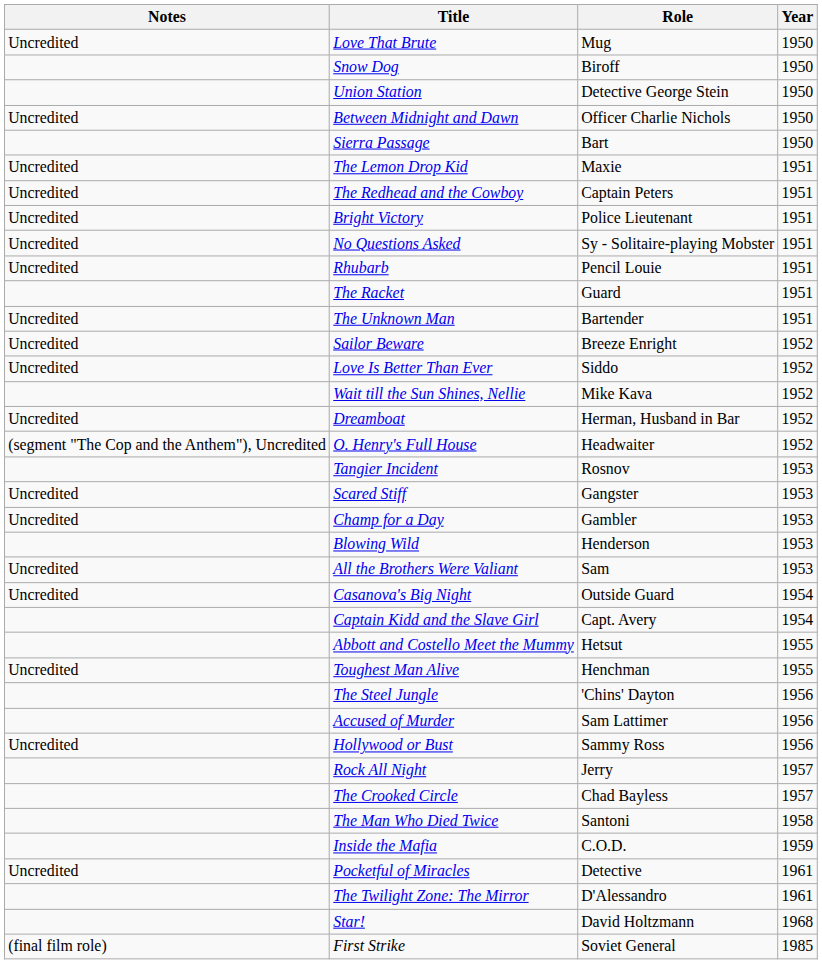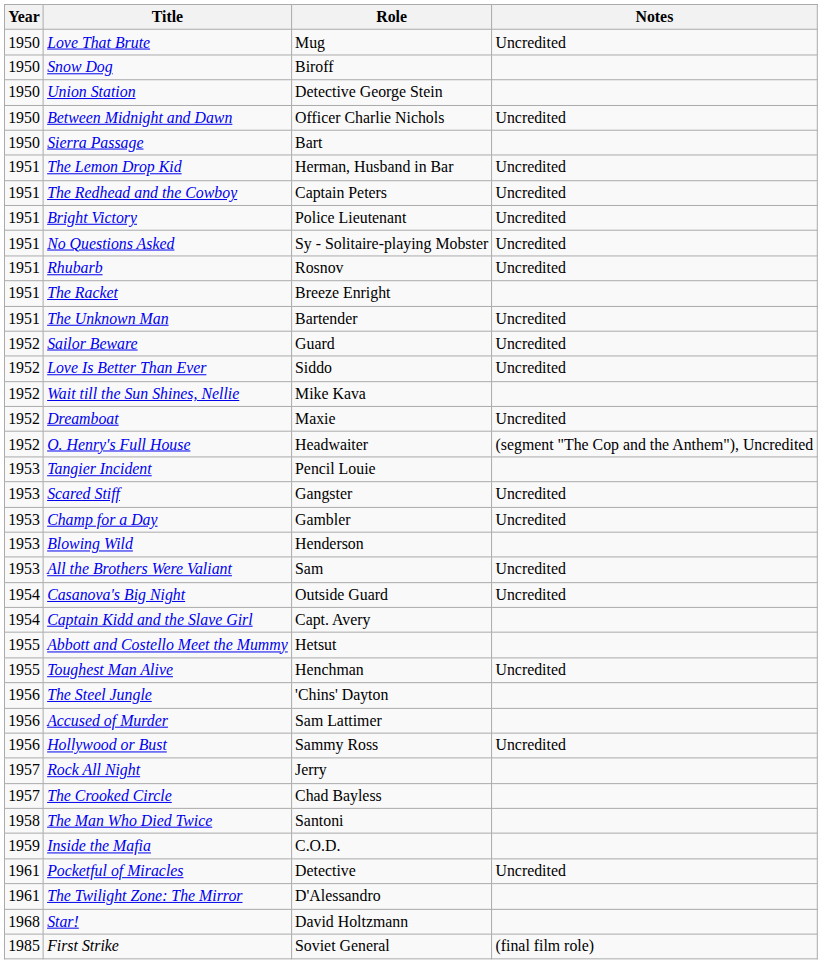columns swapped: (797, 17) <-> (167, 17)
(601, 167) Maxie -> (374, 167) Herman, Husband in Bar
(621, 268) Pencil Louie -> (319, 268) Rosnov
(601, 293) Guard -> (343, 293) Breeze Enright
(629, 343) Breeze Enright -> (315, 343) Guard
(660, 419) Herman, Husband in Bar -> (315, 419) Maxie
(605, 469) Rosnov -> (335, 469) Pencil Louie
